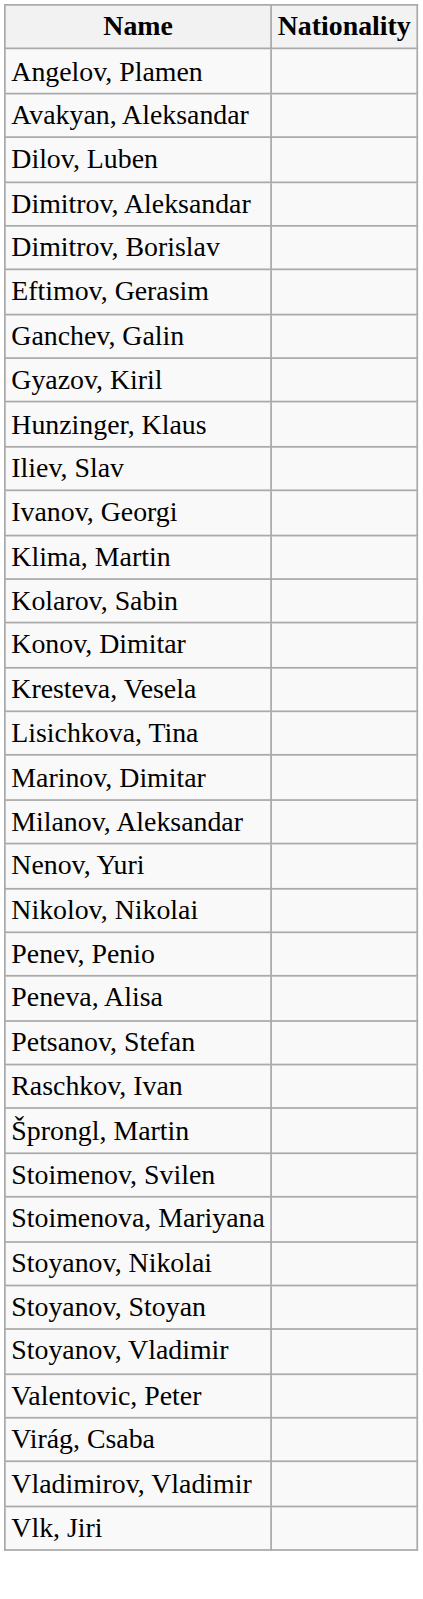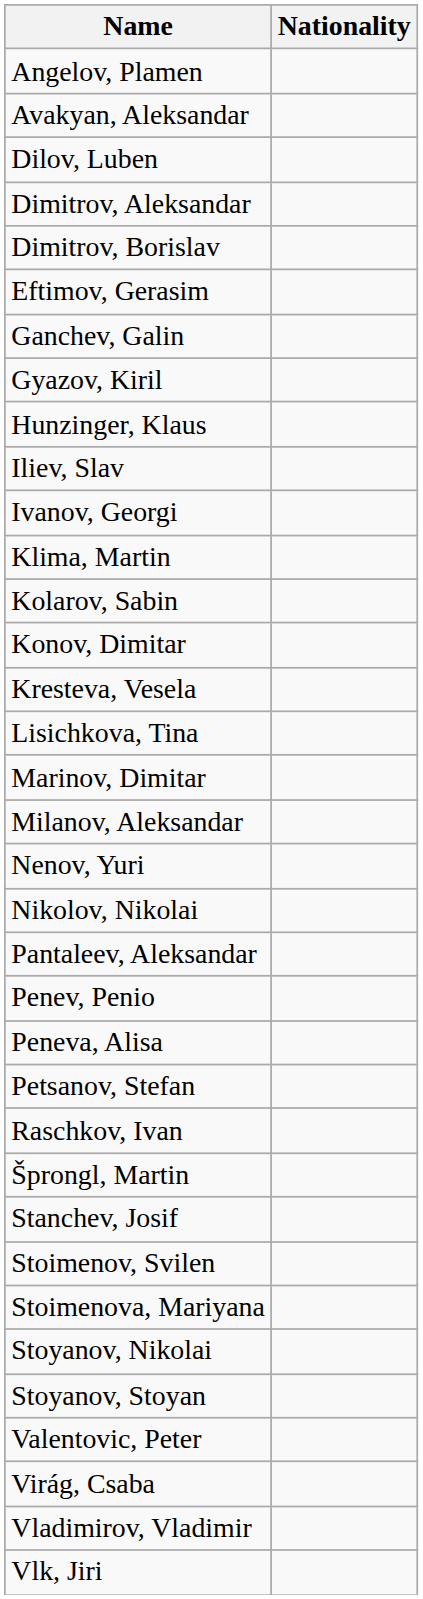+ row: (134, 953)
+ row: (95, 1218)
- row: (120, 1351)
